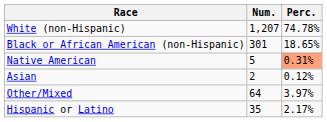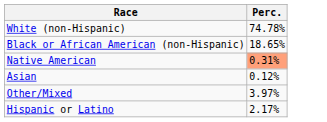- column: (264, 12)
